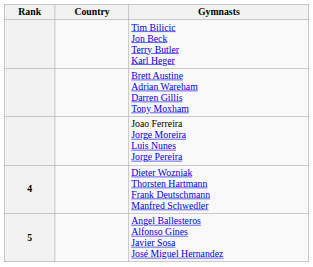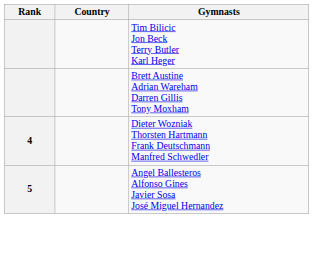- row: (159, 141)
